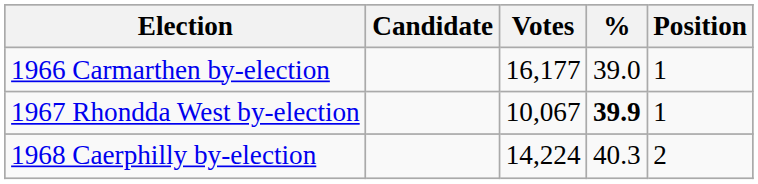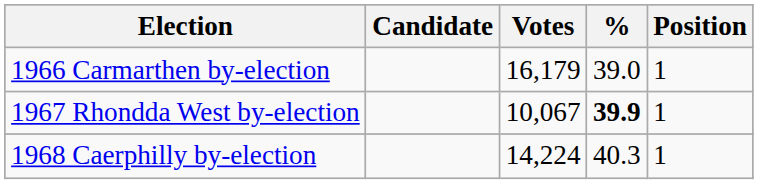(543, 69) 16,177 -> (543, 69) 16,179
(660, 155) 2 -> (660, 155) 1
